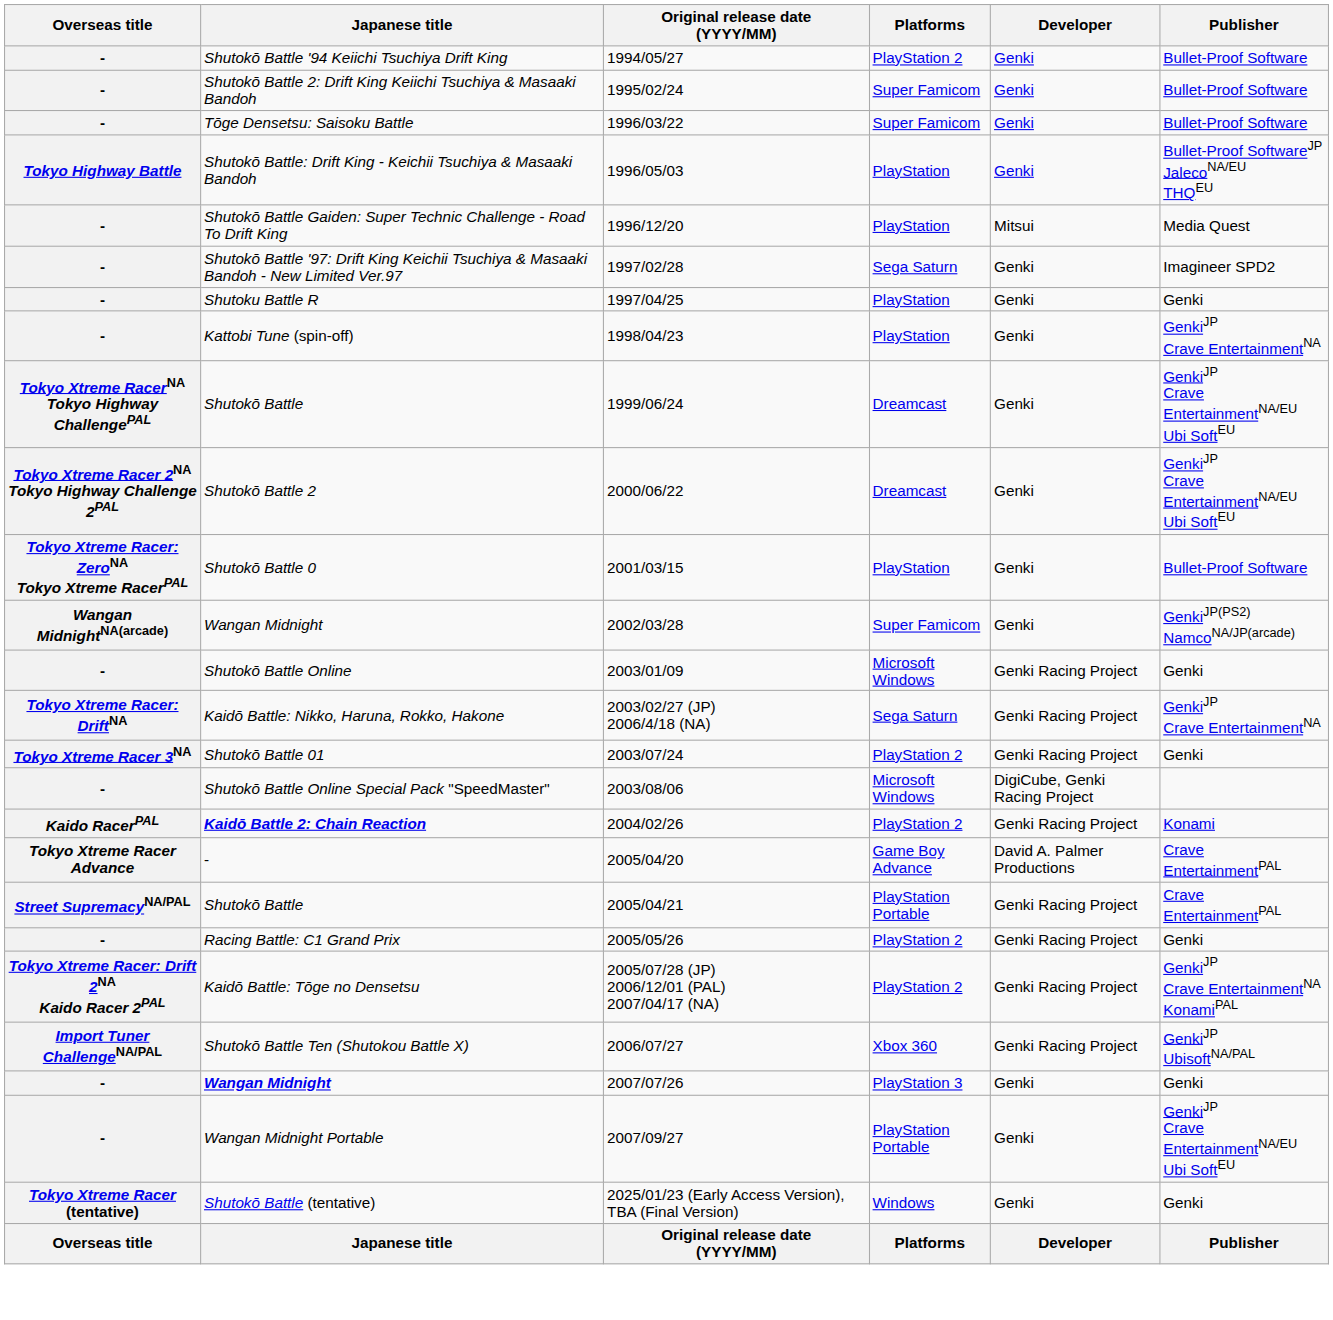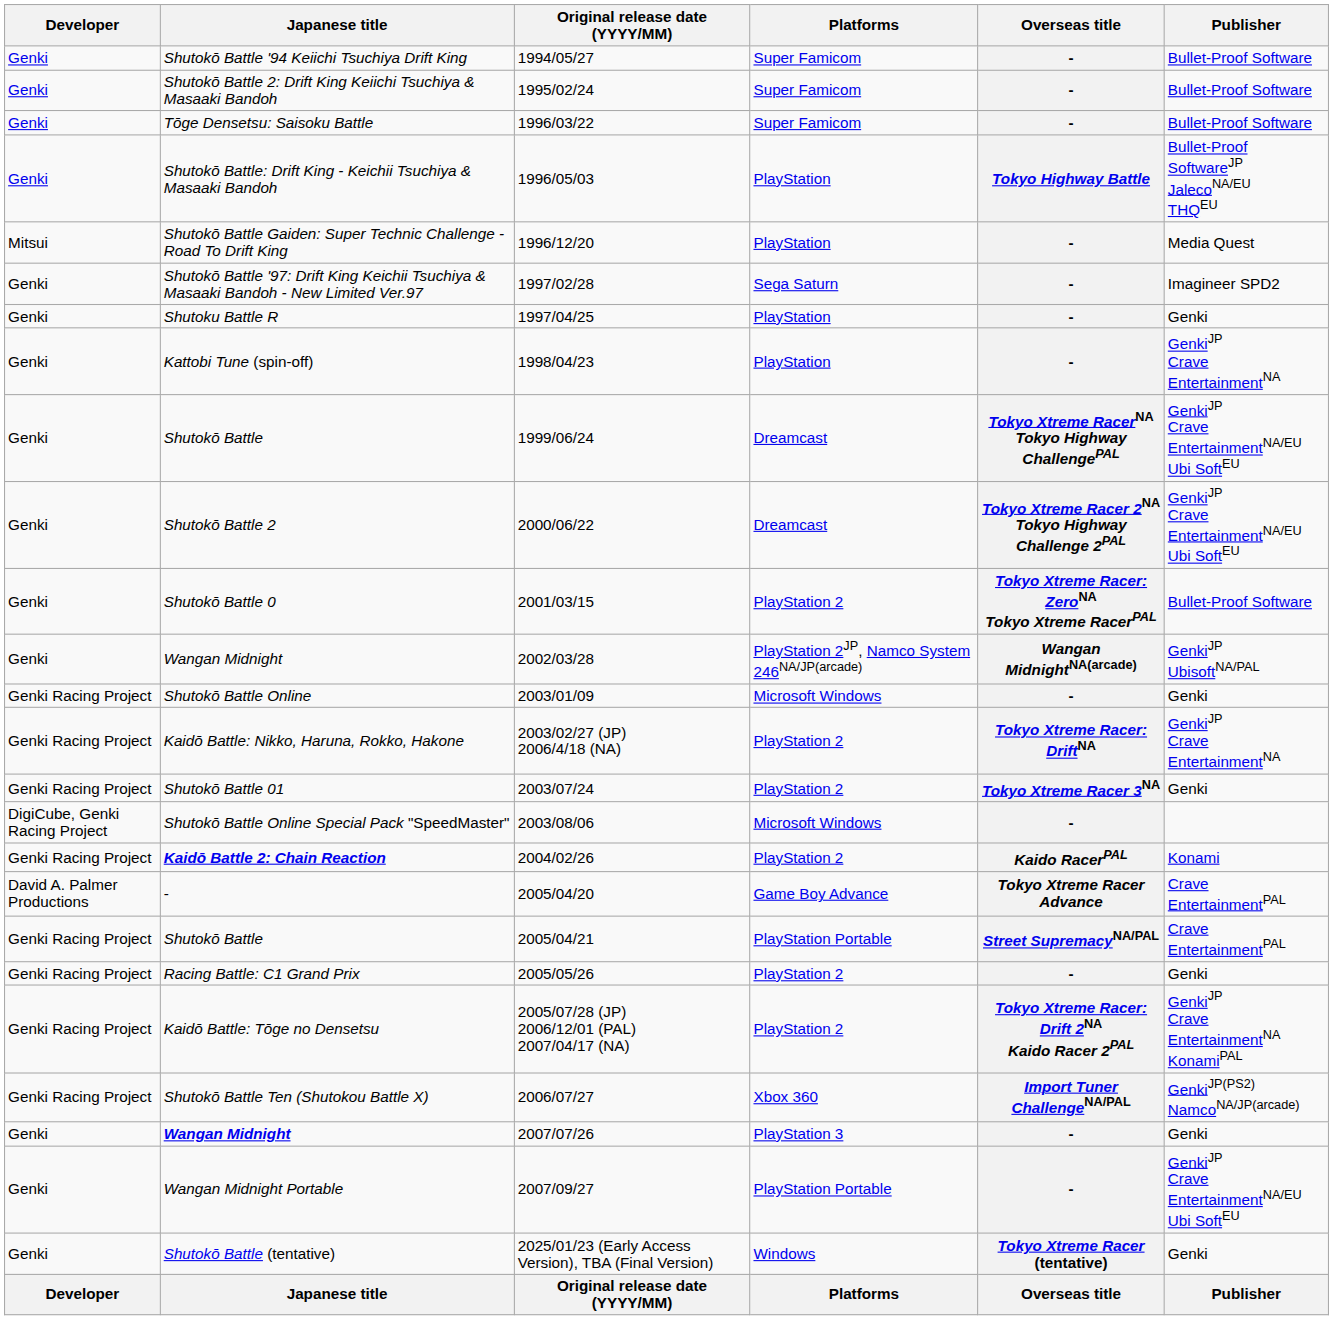columns swapped: (102, 25) <-> (1075, 25)
(918, 58) PlayStation 2 -> (807, 58) Super Famicom
(911, 568) PlayStation -> (798, 602) PlayStation 2
(926, 626) Super Famicom -> (862, 660) PlayStation 2JP, Namco System 246NA/JP(arcade)
(1229, 626) GenkiJP(PS2) NamcoNA/JP(arcade) -> (1214, 660) GenkiJP UbisoftNA/PAL
(915, 716) Sega Saturn -> (798, 741) PlayStation 2
(1209, 1047) GenkiJP UbisoftNA/PAL -> (1234, 1098) GenkiJP(PS2) NamcoNA/JP(arcade)
